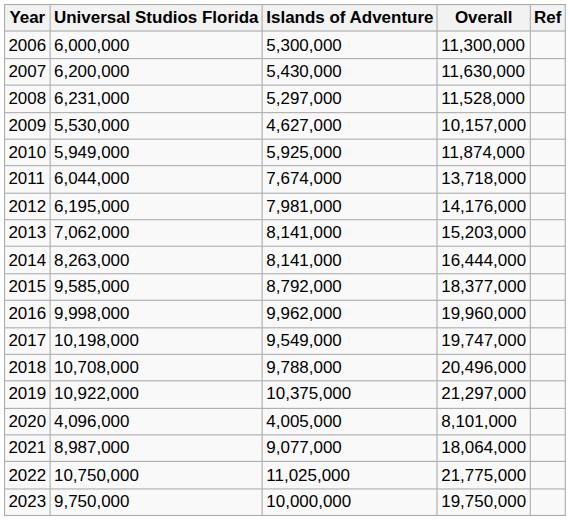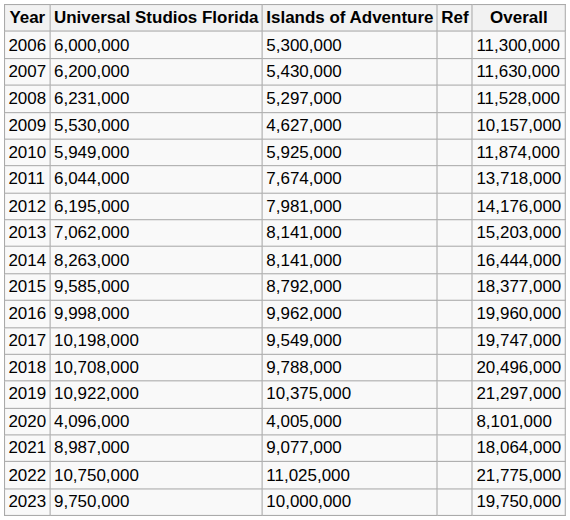columns swapped: (484, 17) <-> (548, 17)
